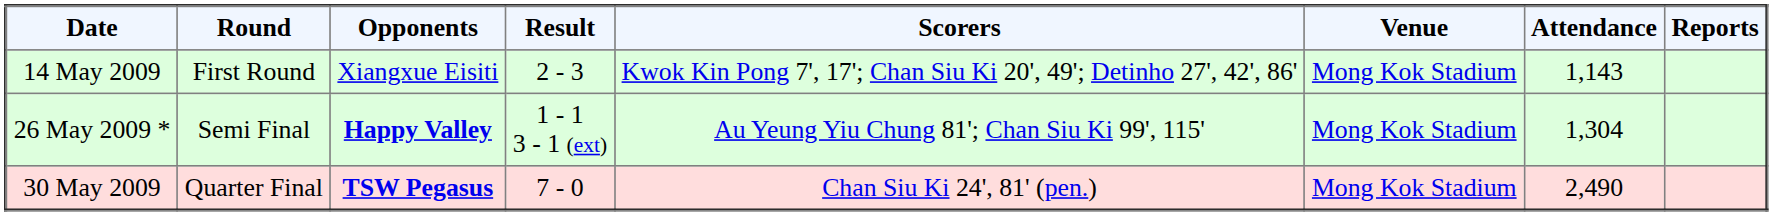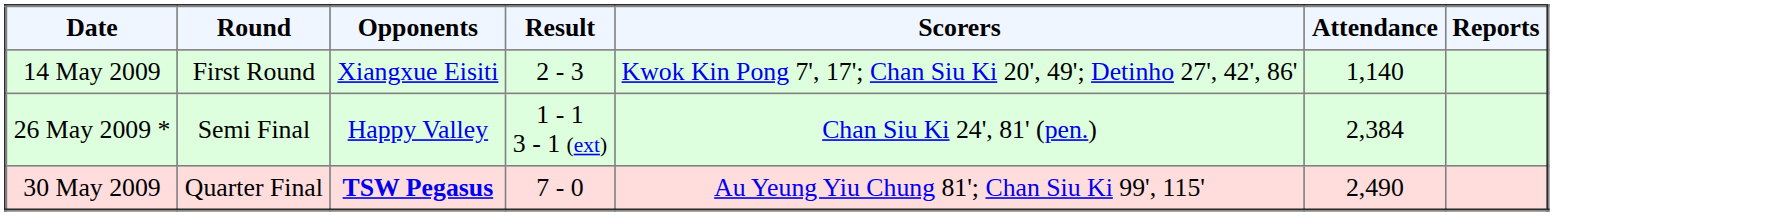- column: (1414, 27)
(1594, 71) 1,143 -> (1375, 71) 1,140
(418, 129) bold -> (418, 129) normal
(960, 129) Au Yeung Yiu Chung 81'; Chan Siu Ki 99', 115' -> (960, 129) Chan Siu Ki 24', 81' (pen.)
(1594, 129) 1,304 -> (1375, 129) 2,384
(960, 187) Chan Siu Ki 24', 81' (pen.) -> (960, 187) Au Yeung Yiu Chung 81'; Chan Siu Ki 99', 115'
